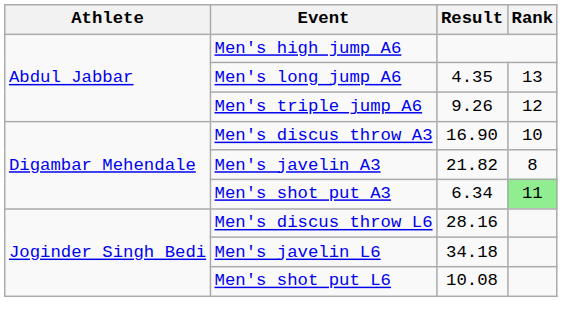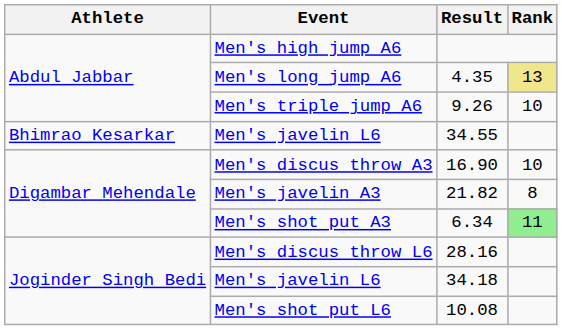(532, 77) no background -> (532, 77) khaki background
(532, 106) 12 -> (532, 106) 10
+ row: (298, 135)
